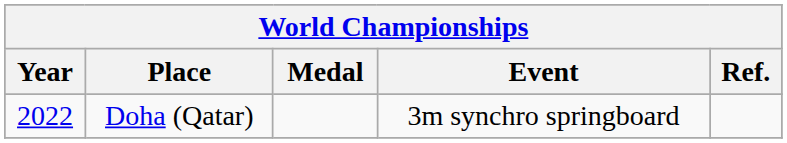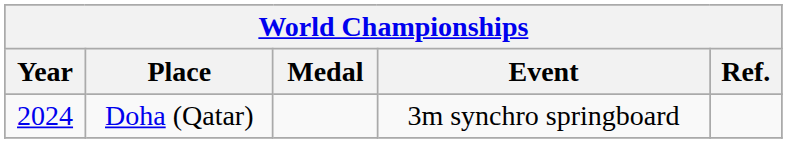(45, 115) 2022 -> (45, 115) 2024
